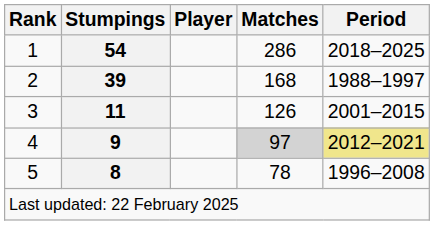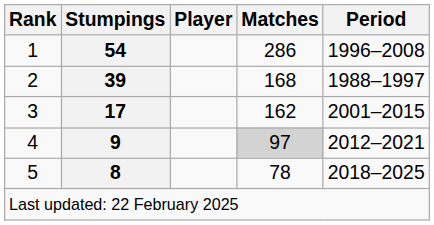(376, 50) 2018–2025 -> (376, 50) 1996–2008
(115, 111) 11 -> (115, 111) 17
(280, 111) 126 -> (280, 111) 162
(376, 142) khaki background -> (376, 142) no background
(376, 173) 1996–2008 -> (376, 173) 2018–2025
